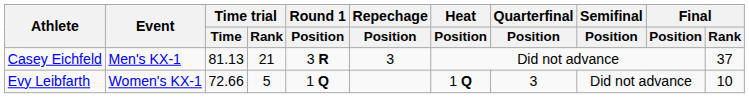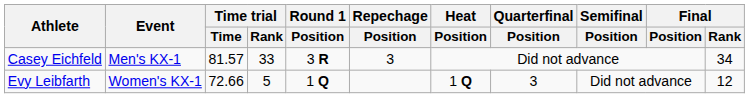(226, 59) 81.13 -> (226, 59) 81.57
(267, 59) 21 -> (267, 59) 33
(725, 59) 37 -> (725, 59) 34
(725, 82) 10 -> (725, 82) 12
